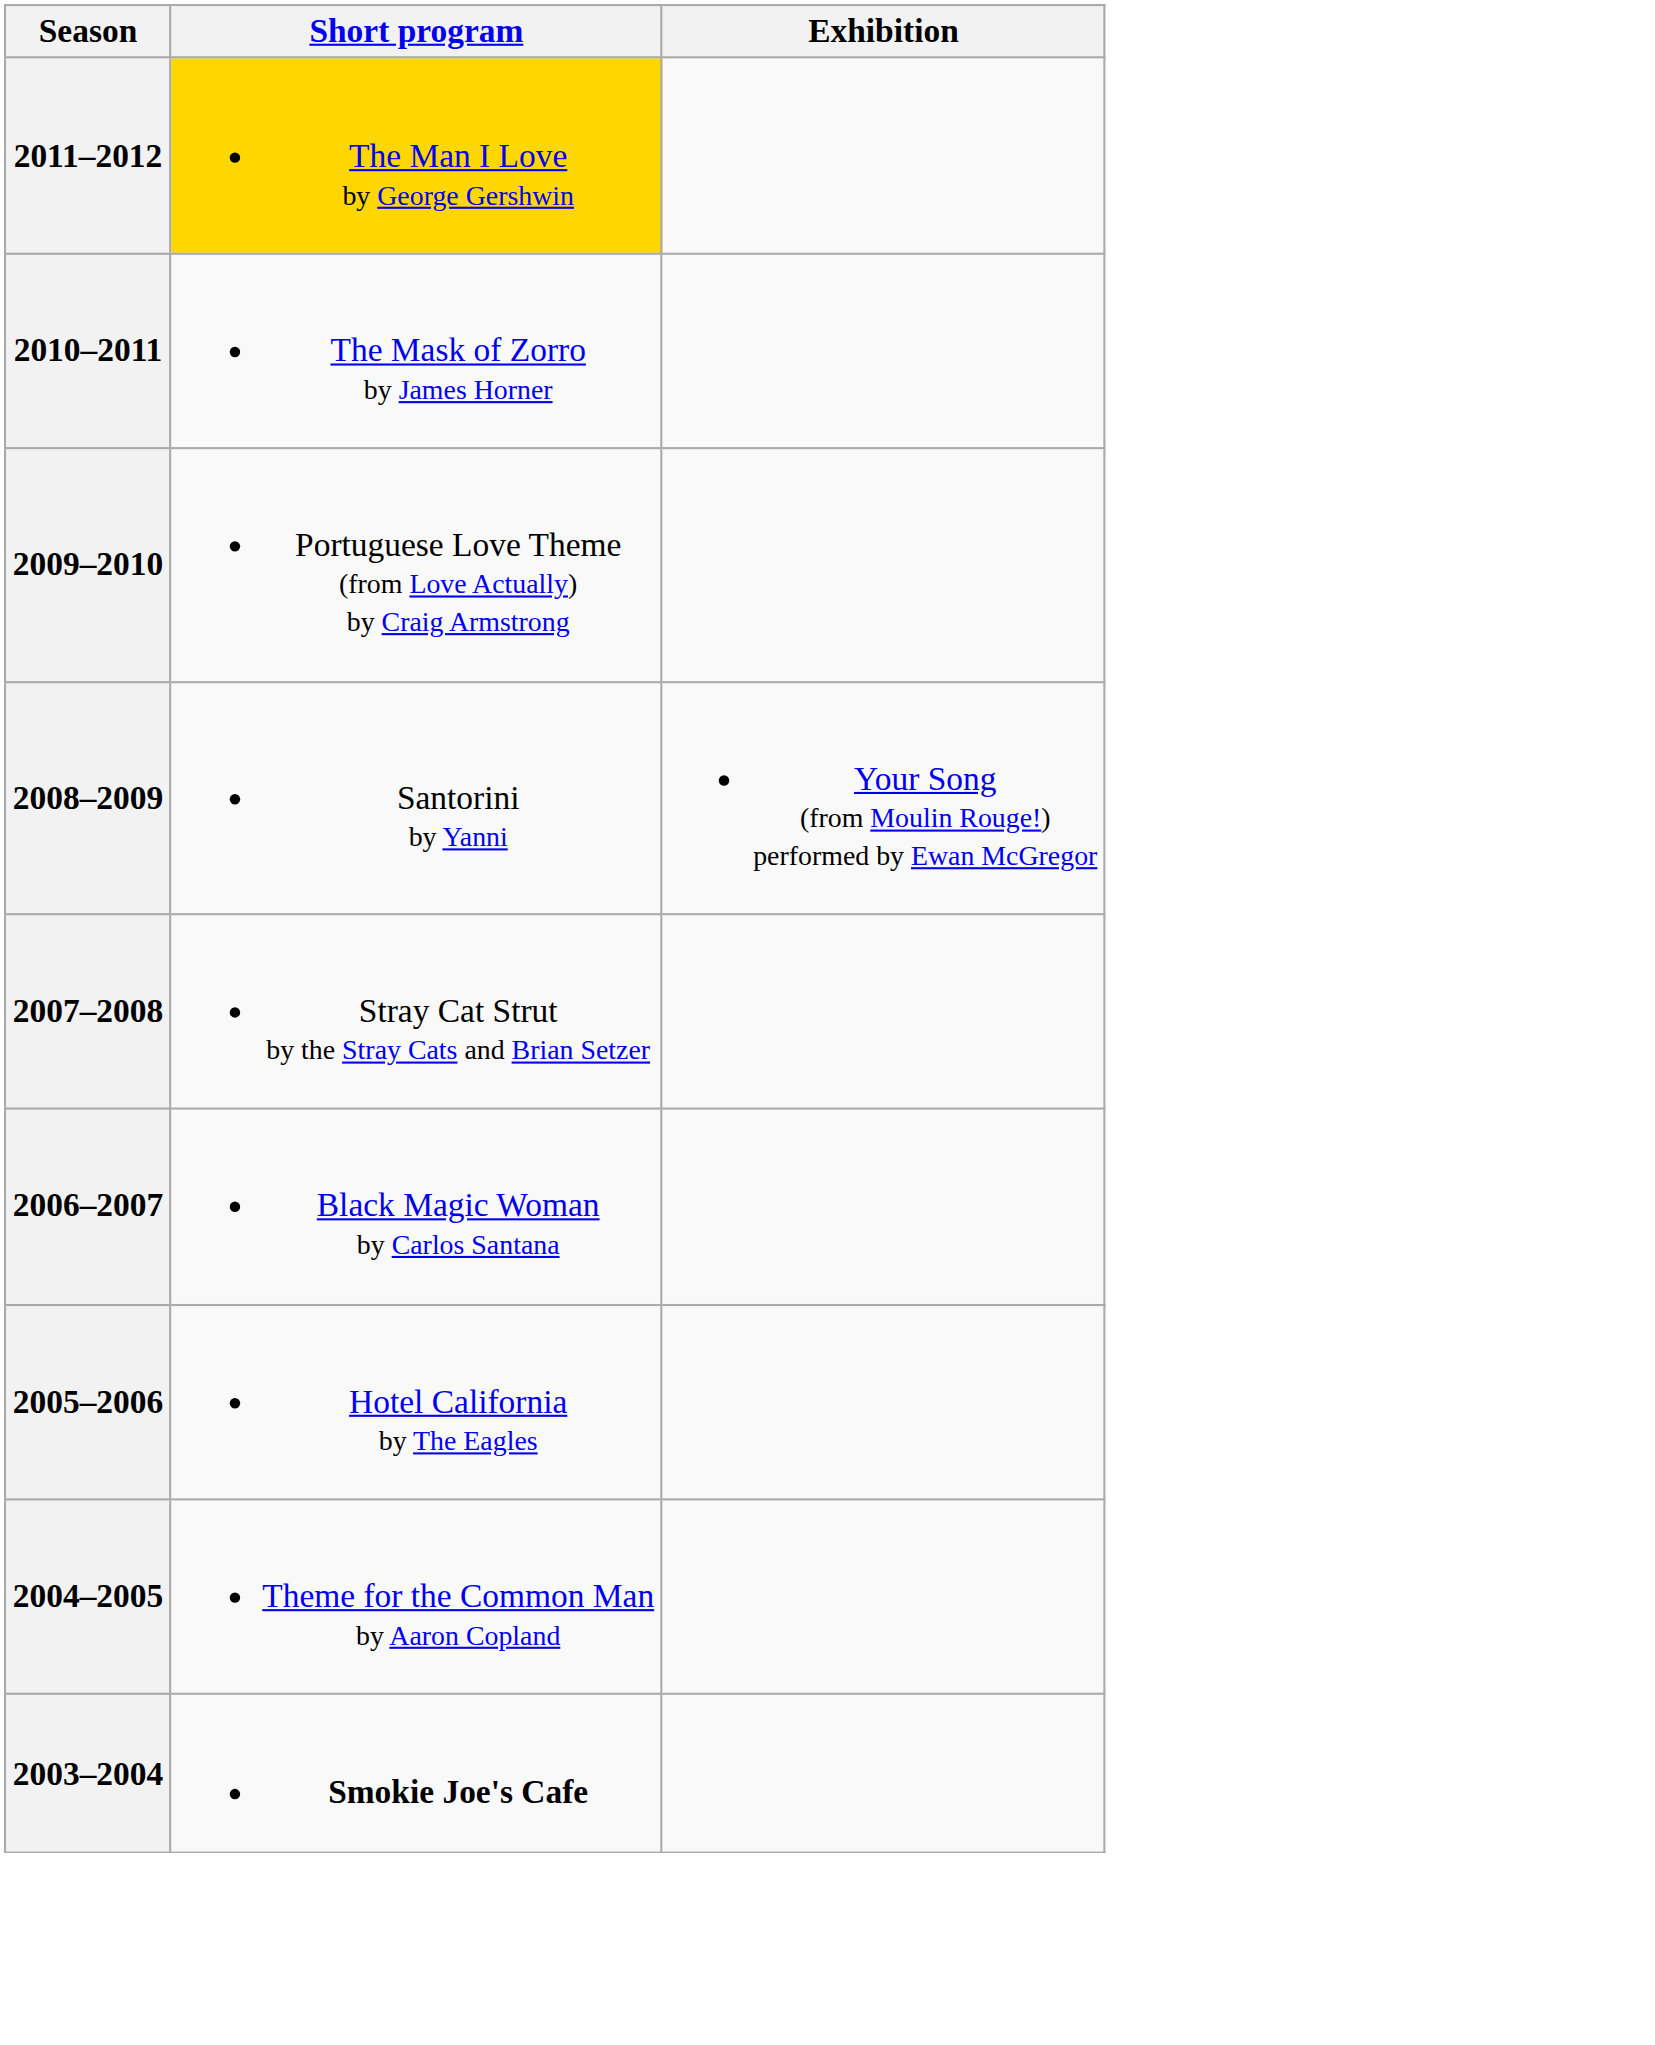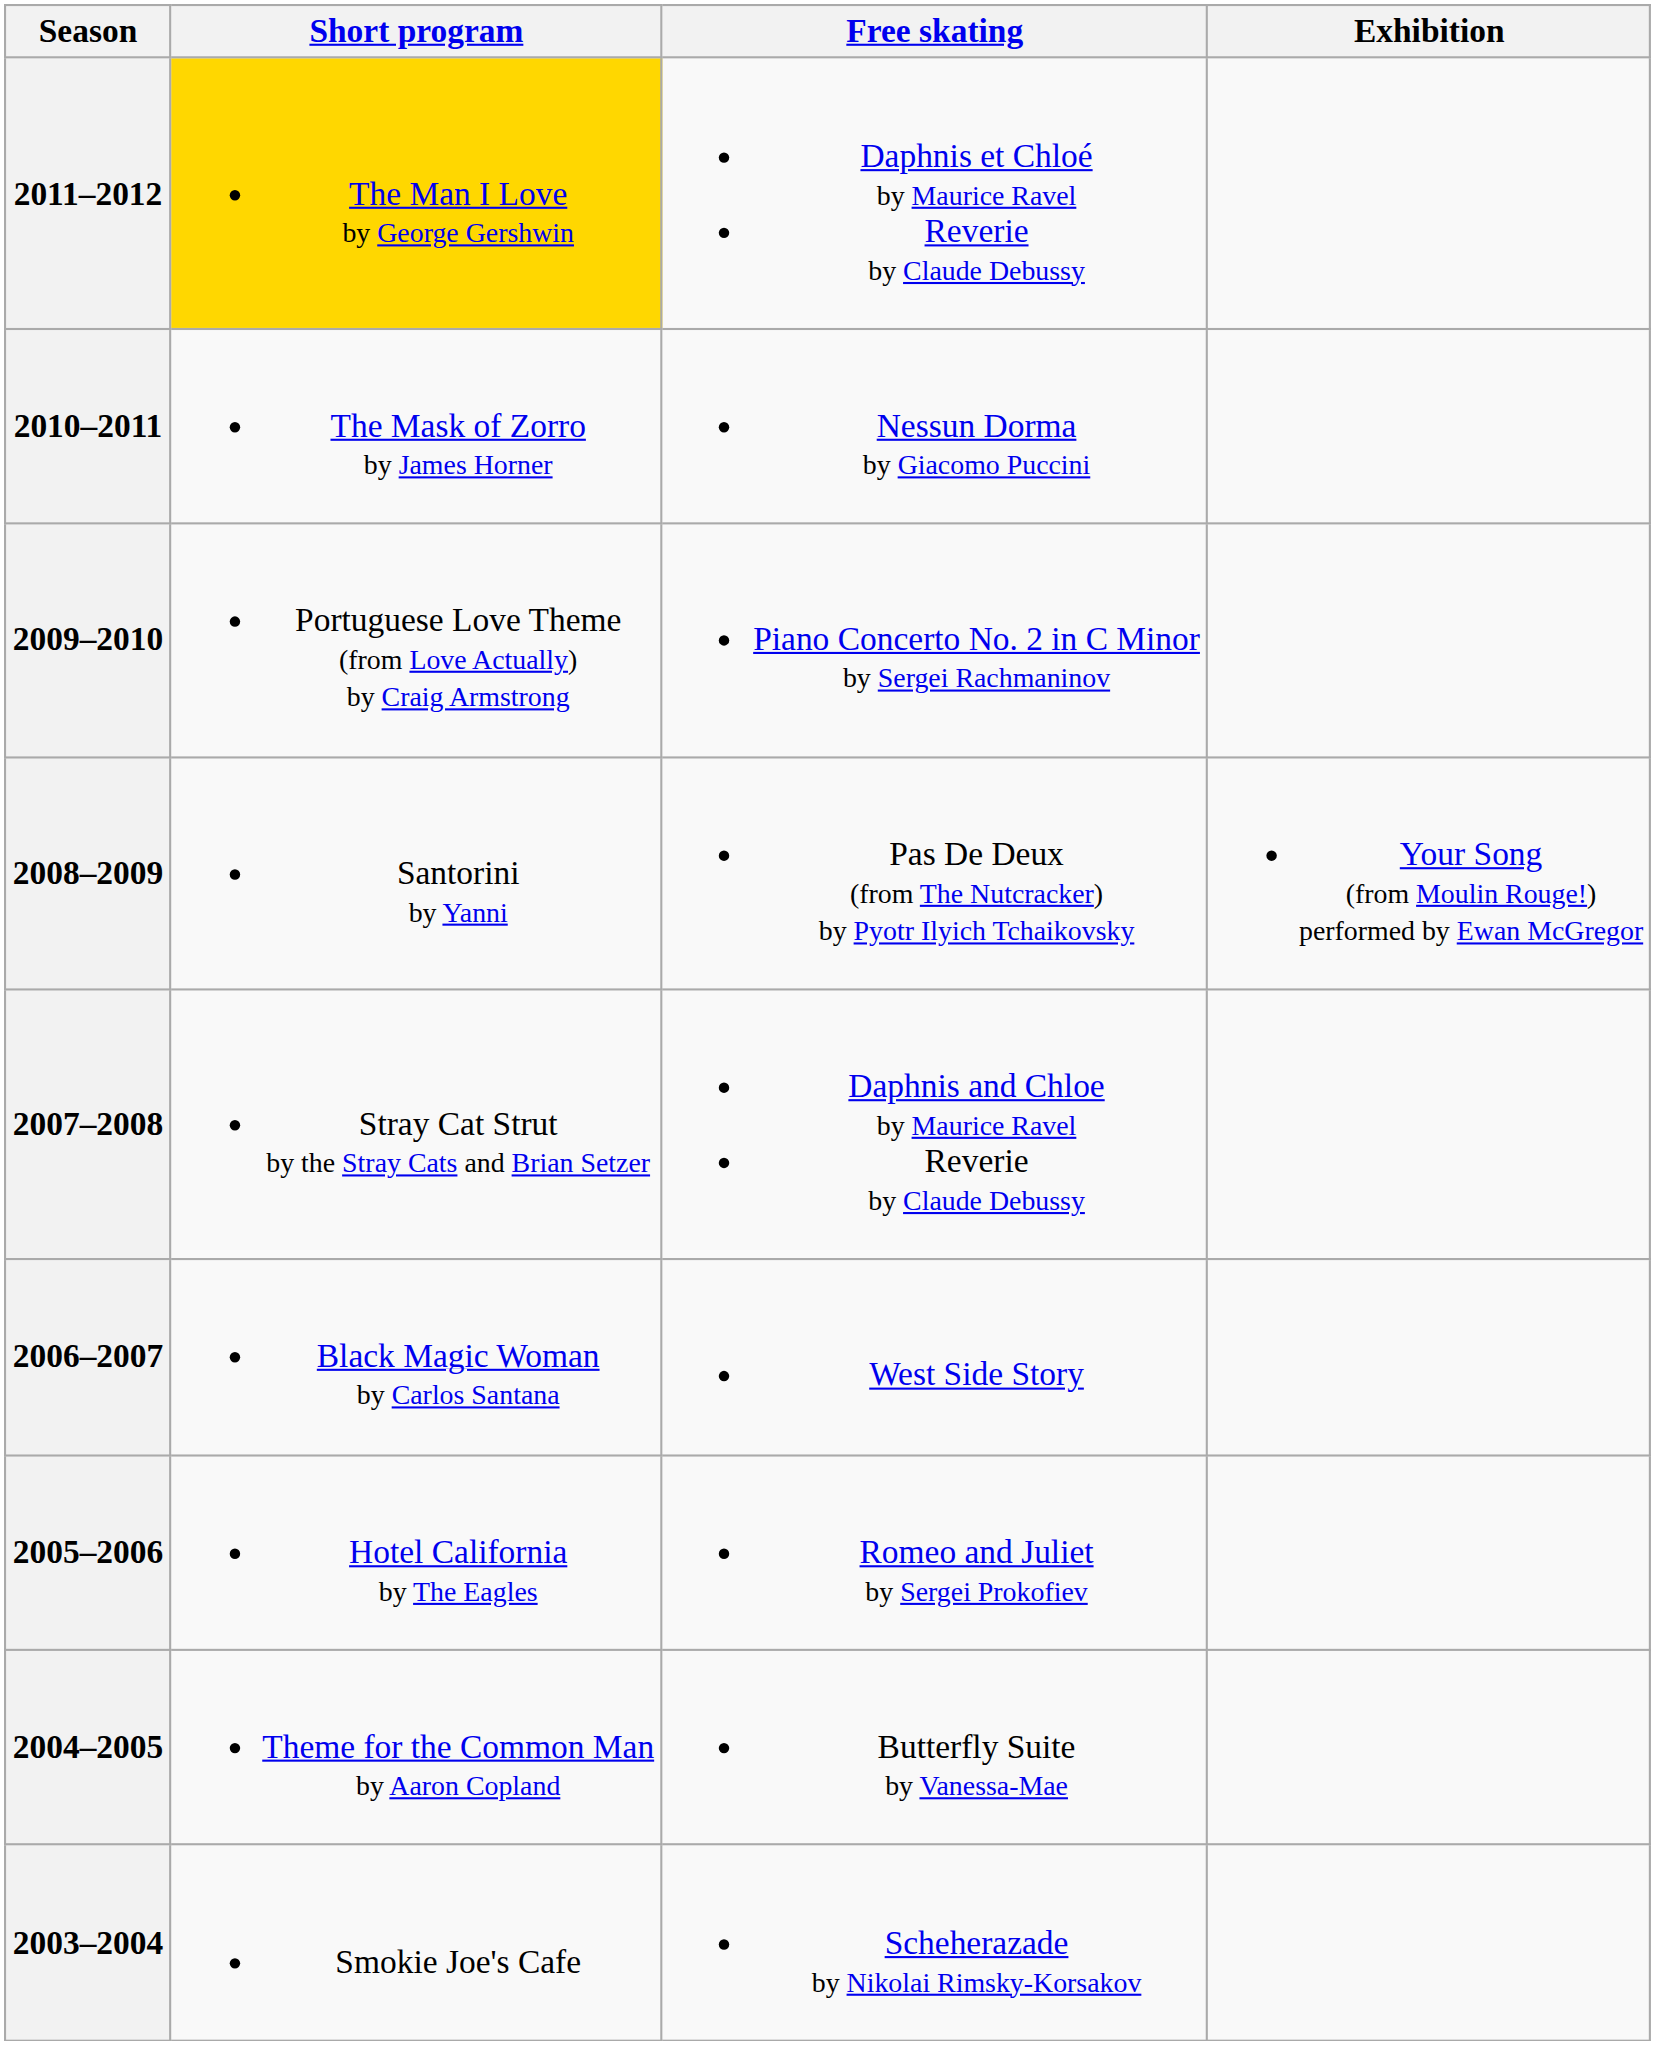+ column: (935, 31)
(416, 1792) bold -> (416, 1961) normal
